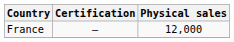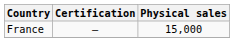(184, 30) 12,000 -> (184, 30) 15,000
